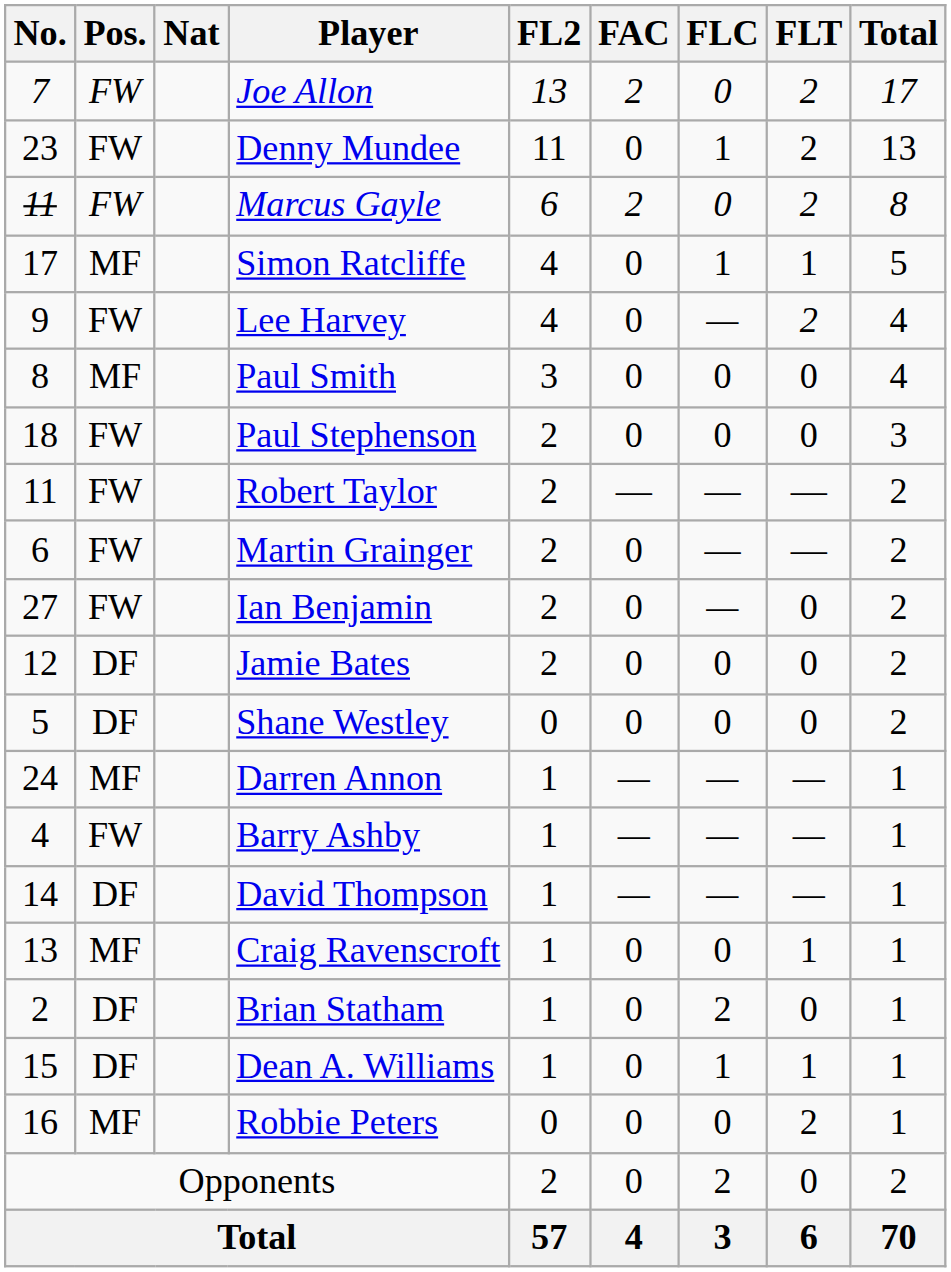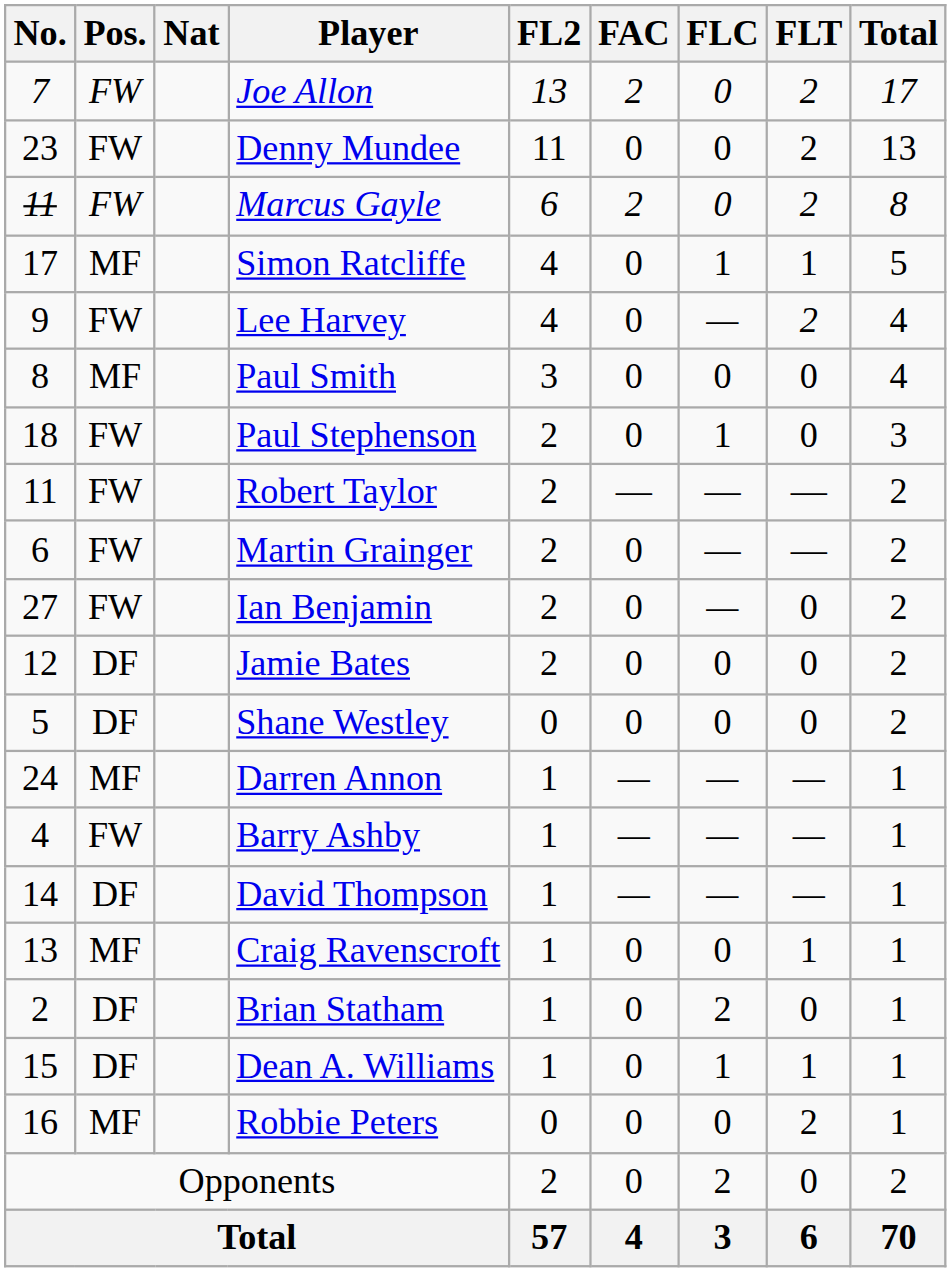(722, 147) 1 -> (722, 147) 0
(722, 434) 0 -> (722, 434) 1
